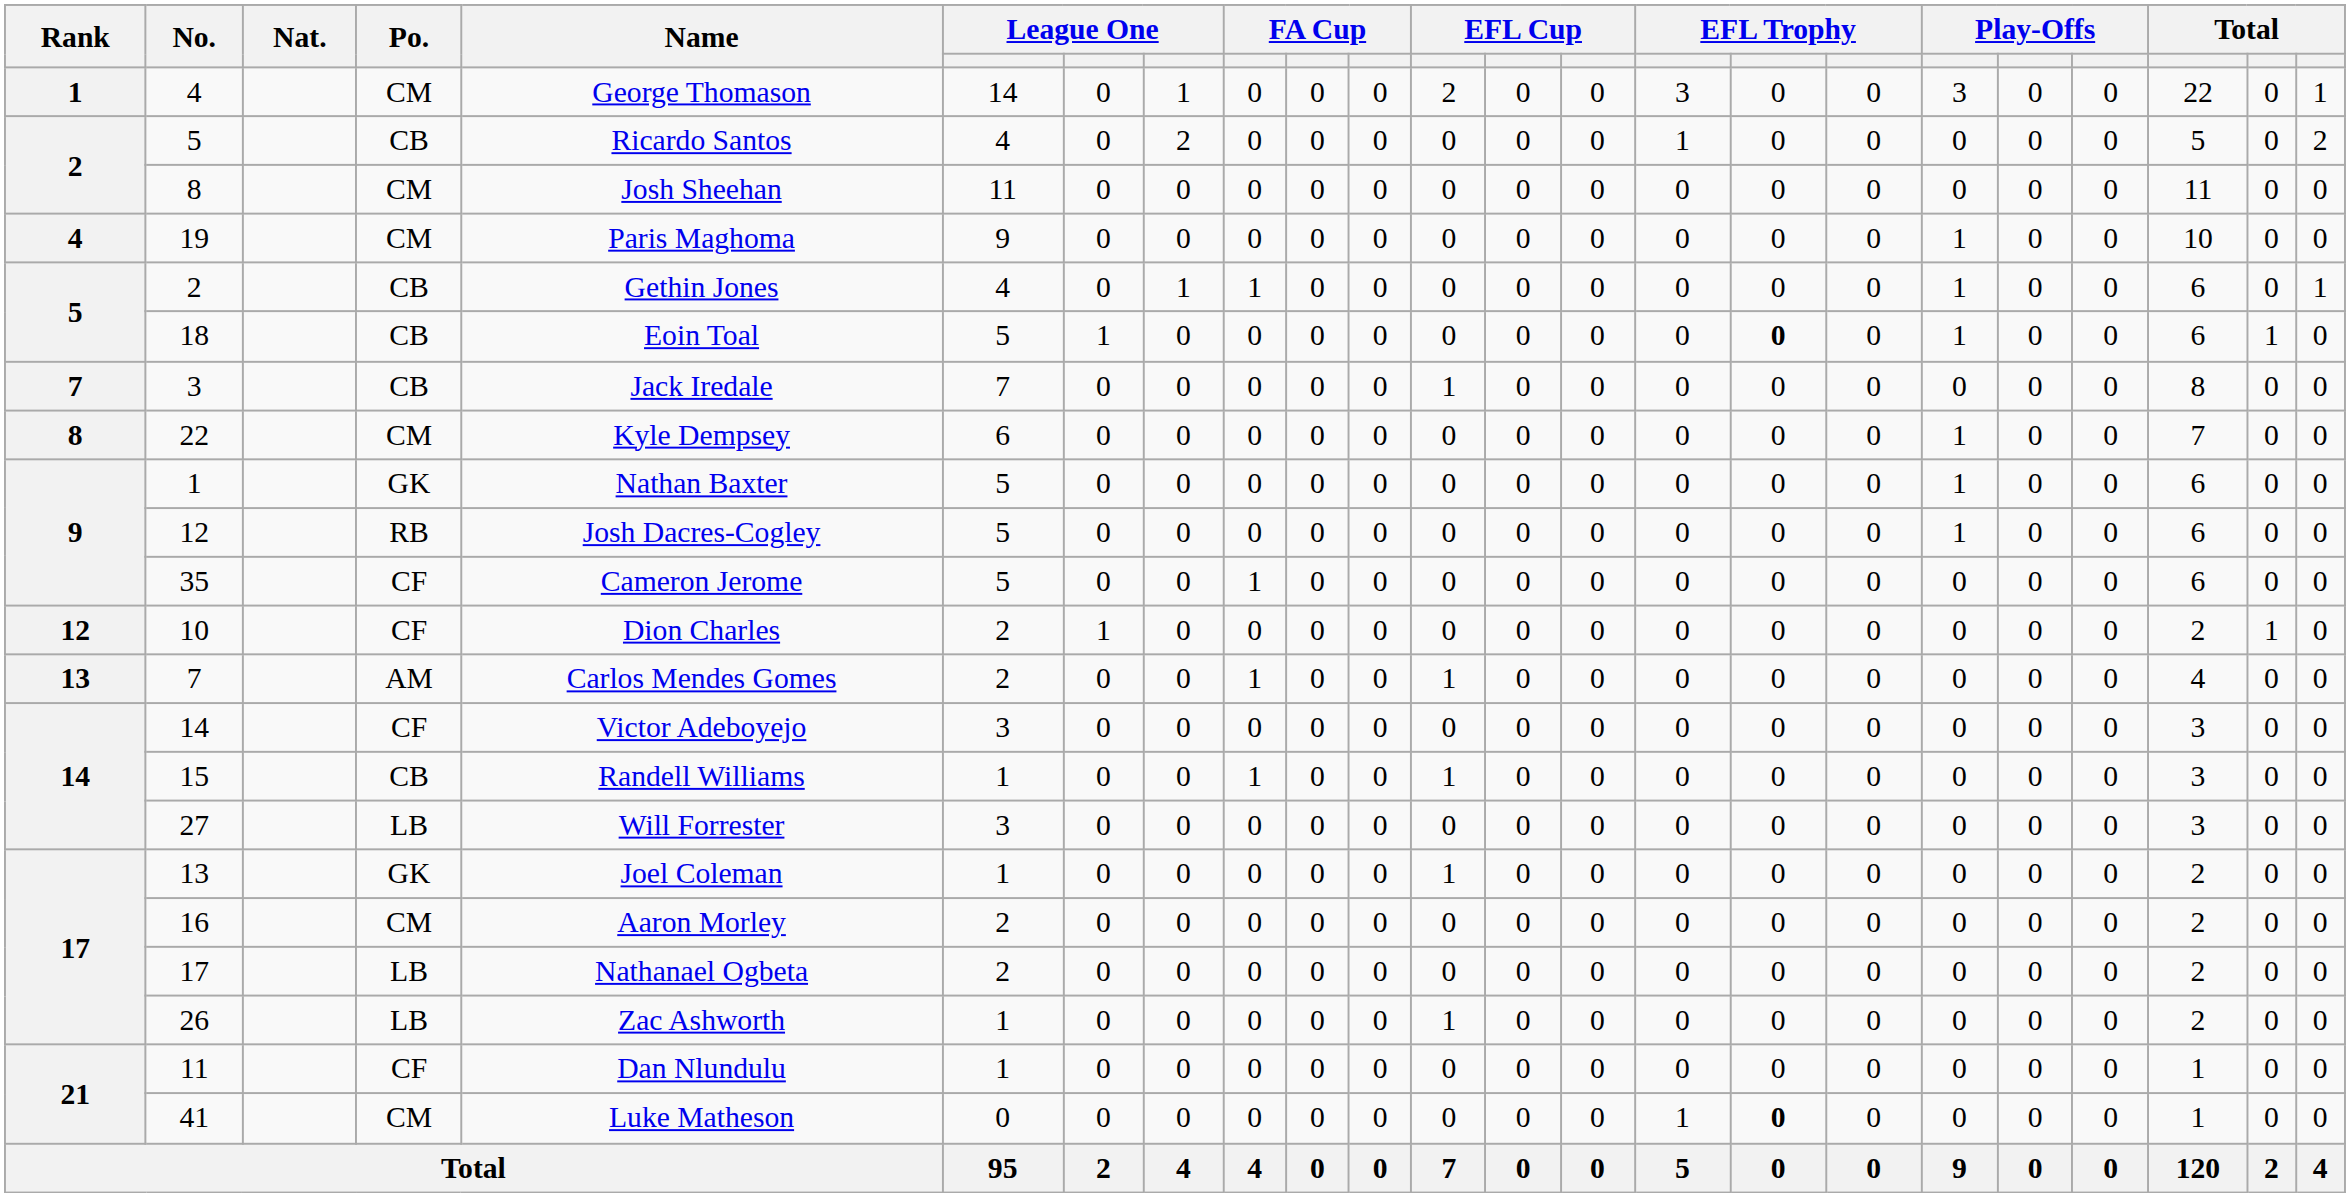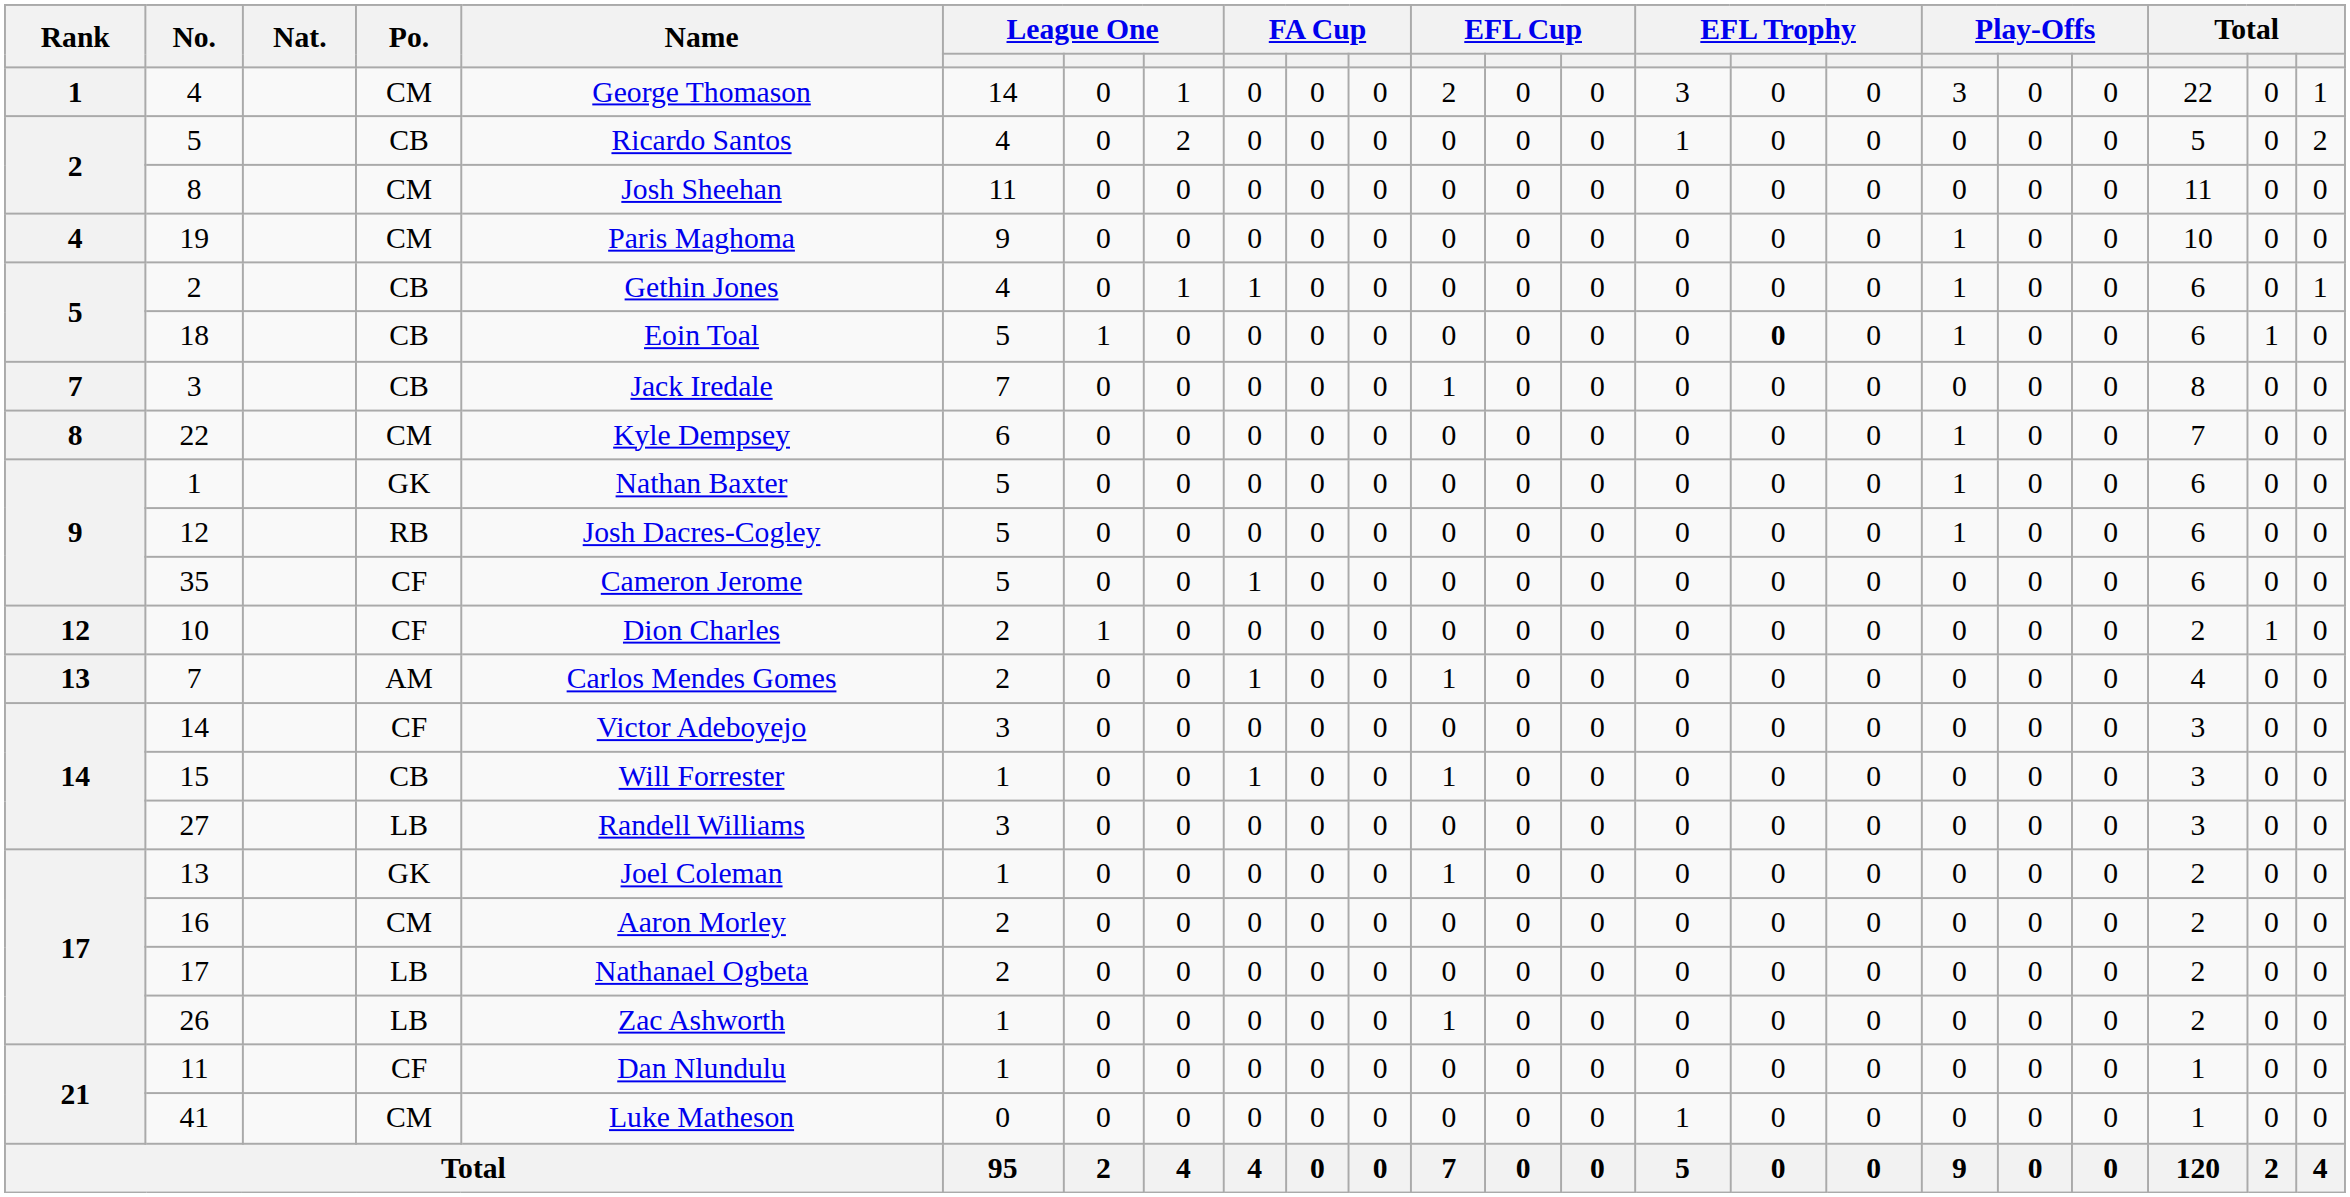(702, 775) Randell Williams -> (702, 775) Will Forrester
(702, 824) Will Forrester -> (702, 824) Randell Williams
(1778, 1118) bold -> (1778, 1118) normal
